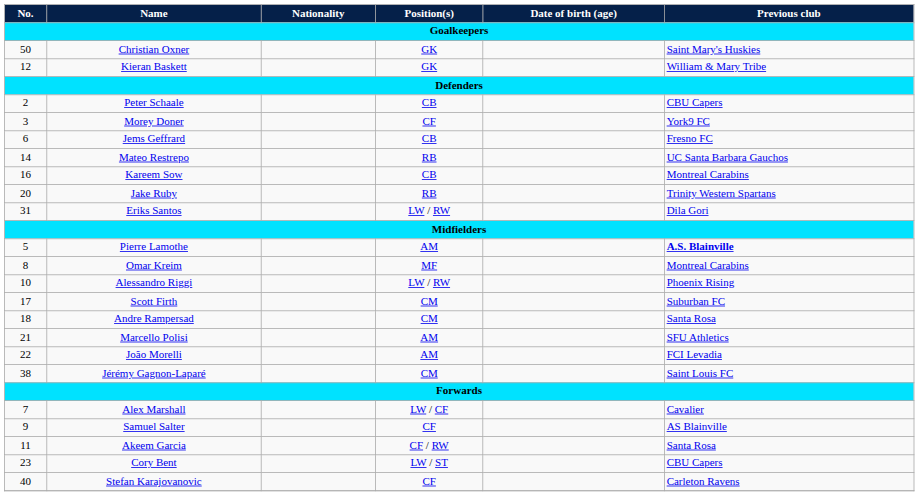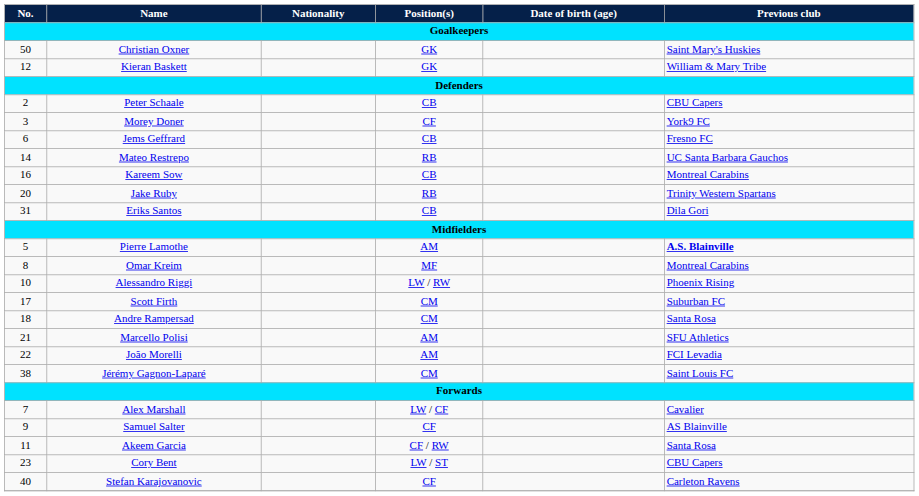(429, 211) LW / RW -> (429, 211) CB
